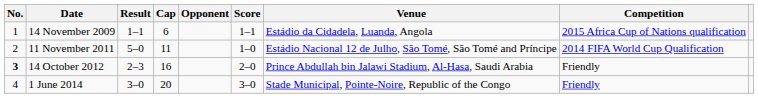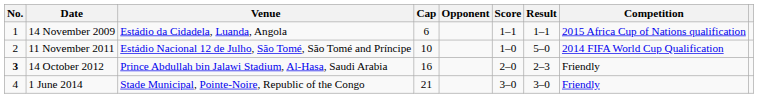columns swapped: (411, 13) <-> (135, 13)
(166, 48) 11 -> (426, 48) 10
(166, 84) 20 -> (426, 84) 21
